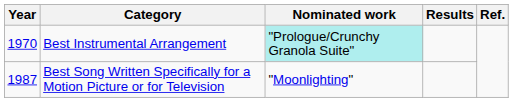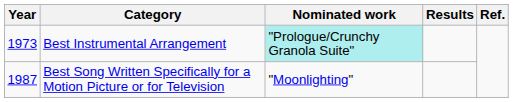(22, 43) 1970 -> (22, 43) 1973
